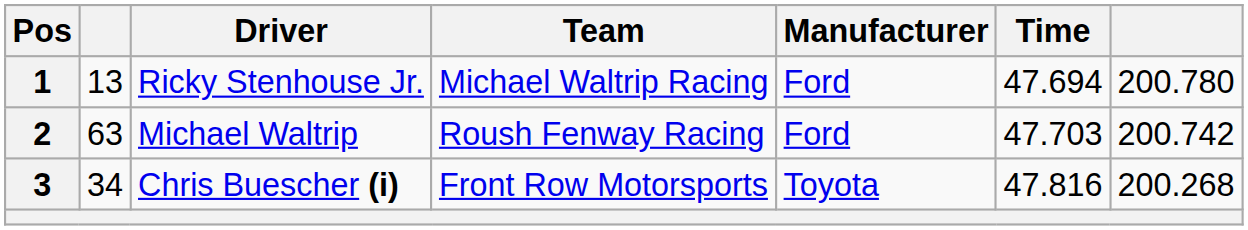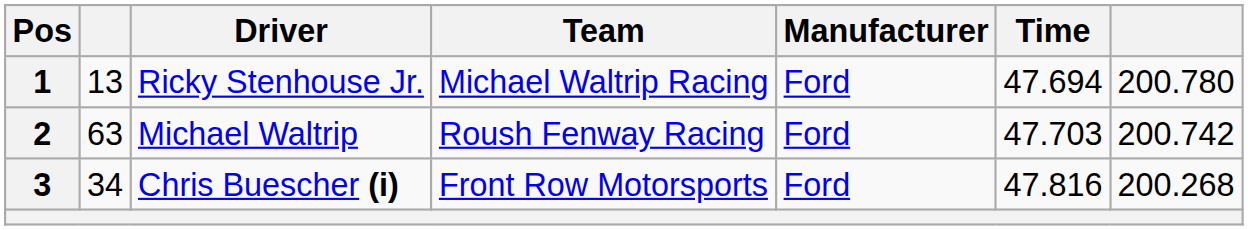(831, 185) Toyota -> (817, 185) Ford
